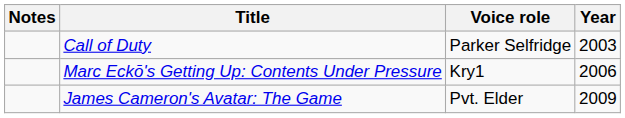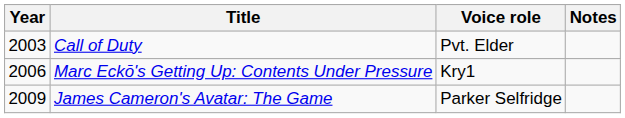columns swapped: (598, 17) <-> (32, 17)
(510, 44) Parker Selfridge -> (477, 44) Pvt. Elder
(486, 98) Pvt. Elder -> (501, 98) Parker Selfridge
